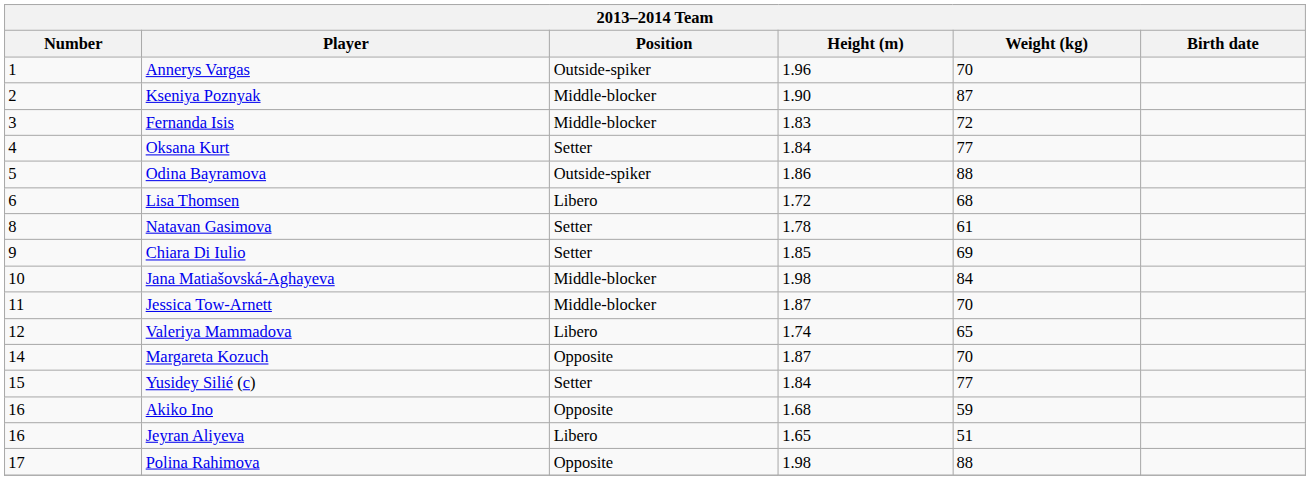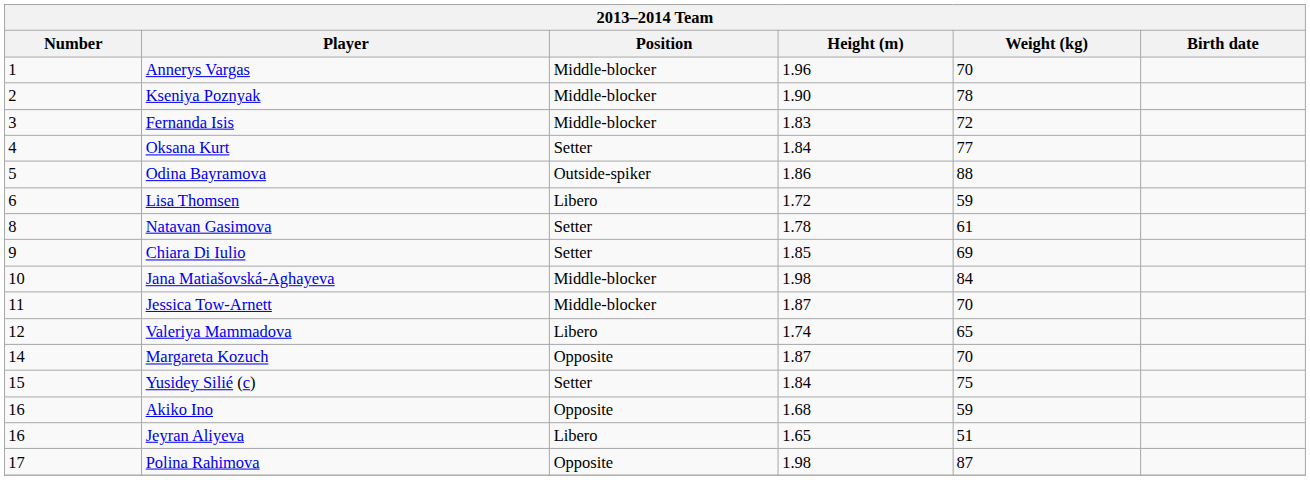(602, 69) Outside-spiker -> (605, 69) Middle-blocker
(965, 95) 87 -> (965, 95) 78
(965, 200) 68 -> (965, 200) 59
(965, 383) 77 -> (965, 383) 75
(965, 461) 88 -> (965, 461) 87
